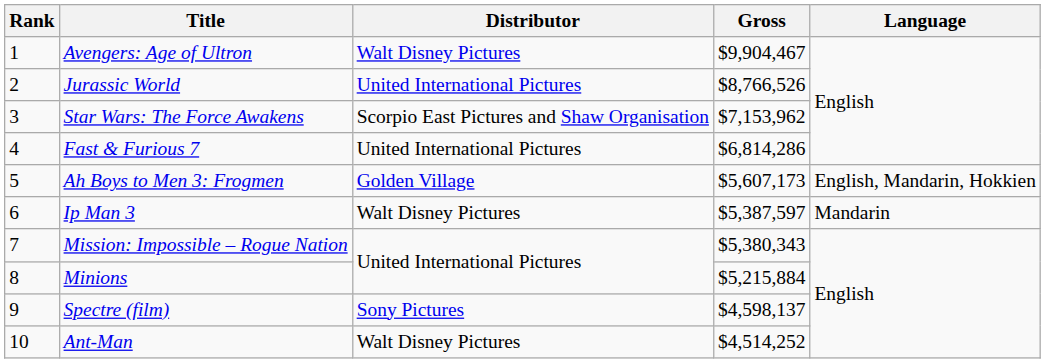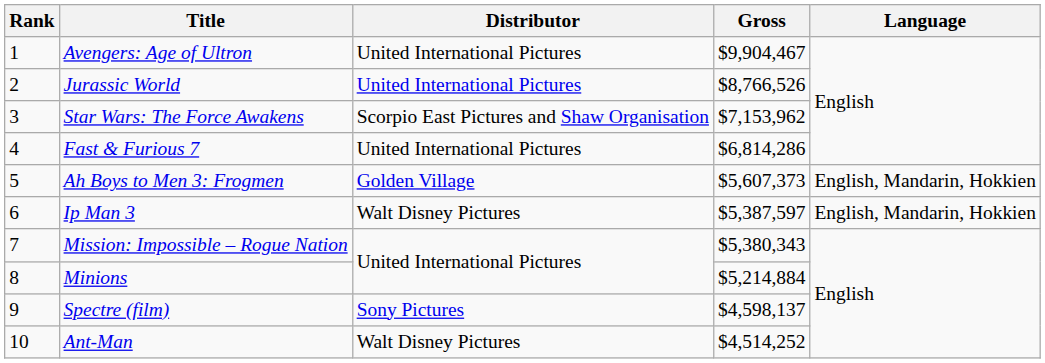(439, 52) Walt Disney Pictures -> (469, 52) United International Pictures
(762, 181) $5,607,173 -> (762, 181) $5,607,373
(852, 213) Mandarin -> (925, 213) English, Mandarin, Hokkien
(762, 277) $5,215,884 -> (762, 277) $5,214,884
